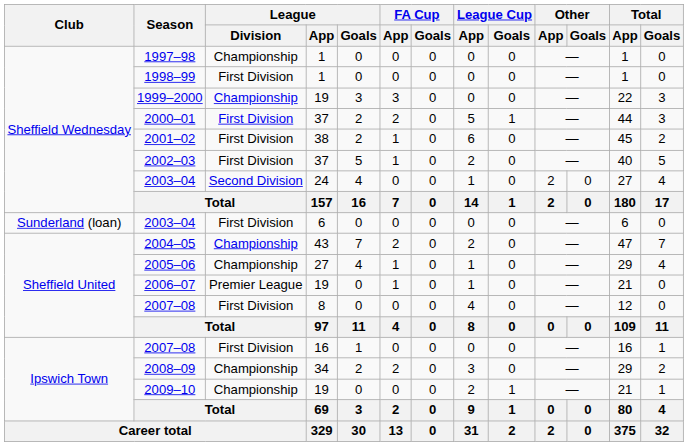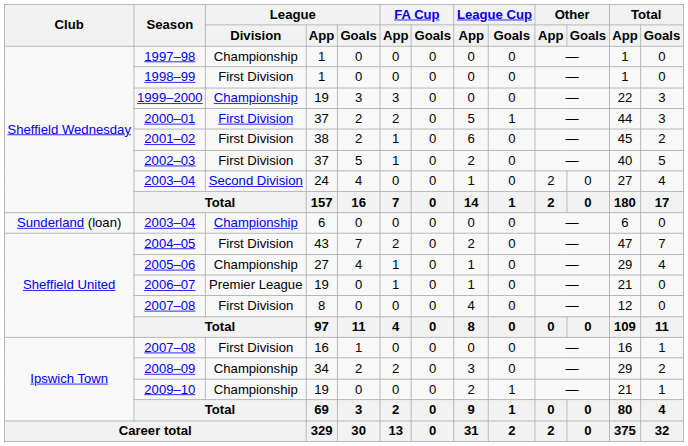(256, 222) First Division -> (256, 222) Championship
(256, 243) Championship -> (256, 243) First Division
